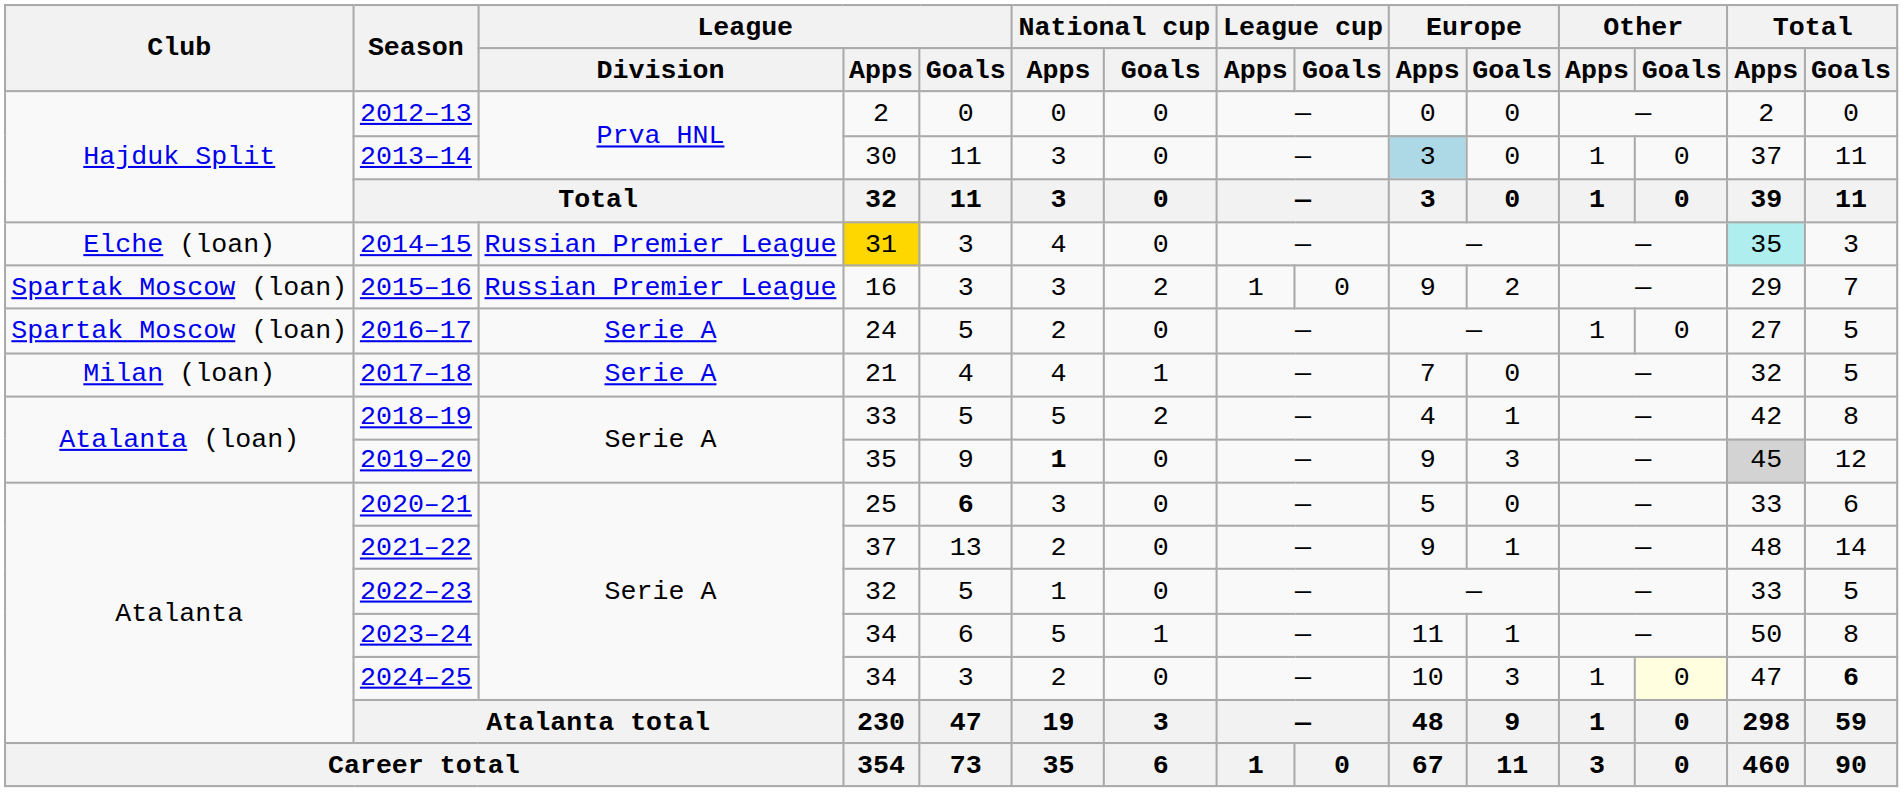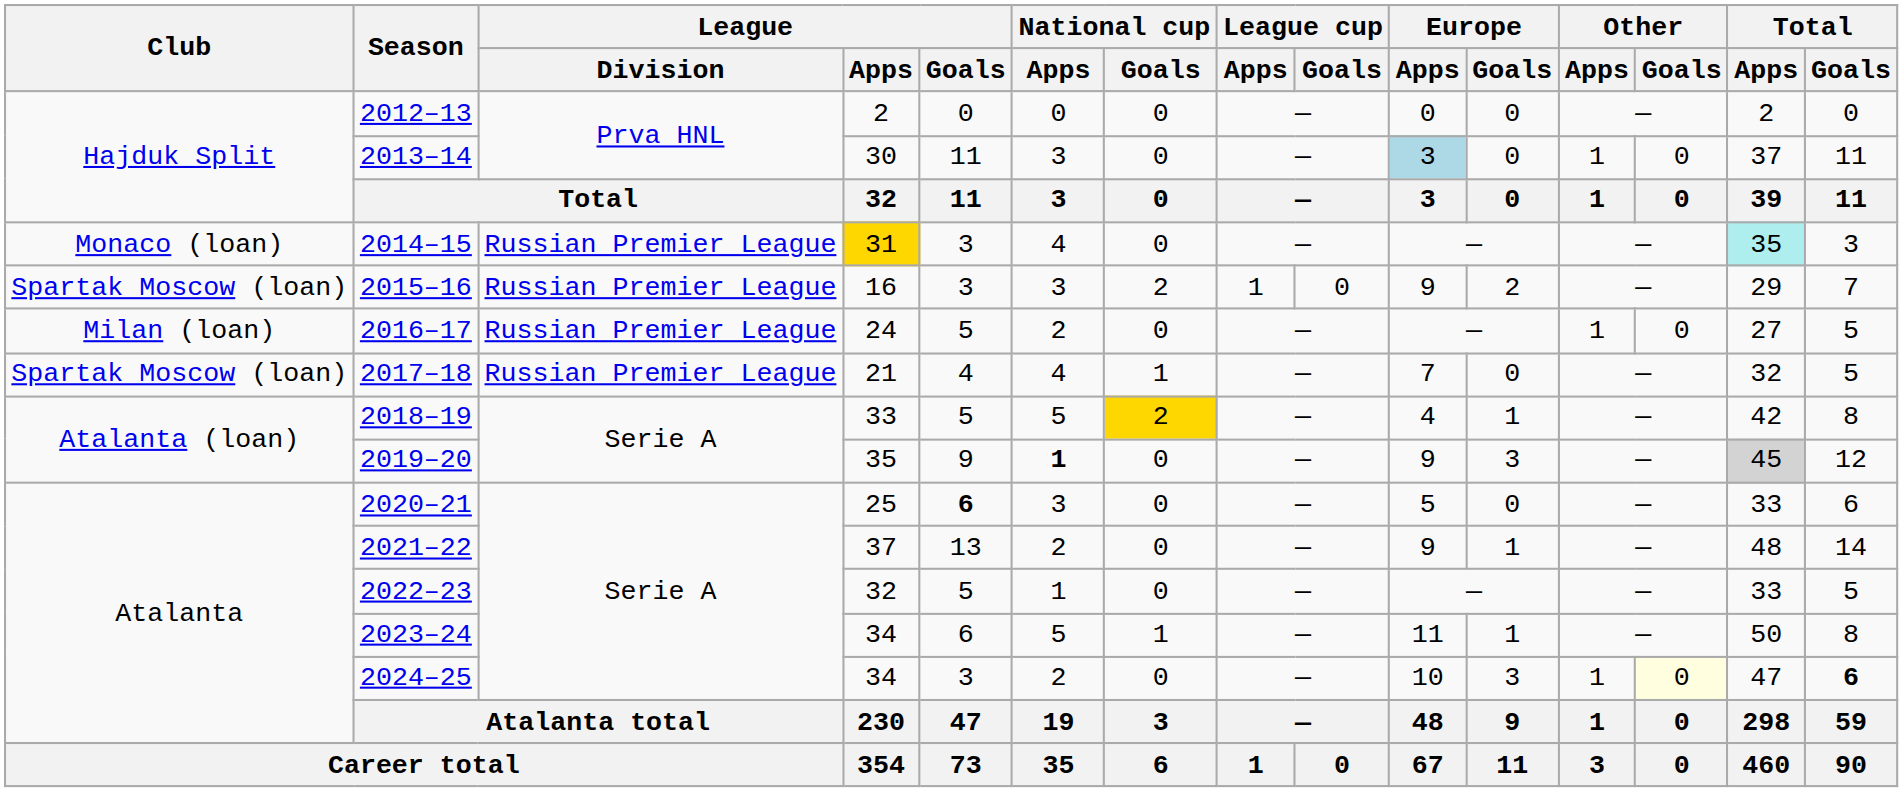(179, 244) Elche (loan) -> (179, 244) Monaco (loan)
(179, 331) Spartak Moscow (loan) -> (179, 331) Milan (loan)
(660, 331) Serie A -> (660, 331) Russian Premier League
(179, 374) Milan (loan) -> (179, 374) Spartak Moscow (loan)
(660, 374) Serie A -> (660, 374) Russian Premier League
(1161, 418) no background -> (1161, 418) gold background
